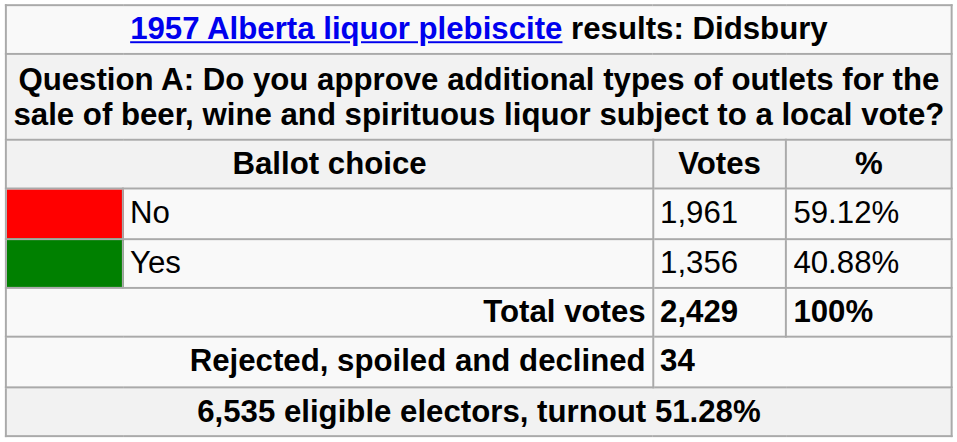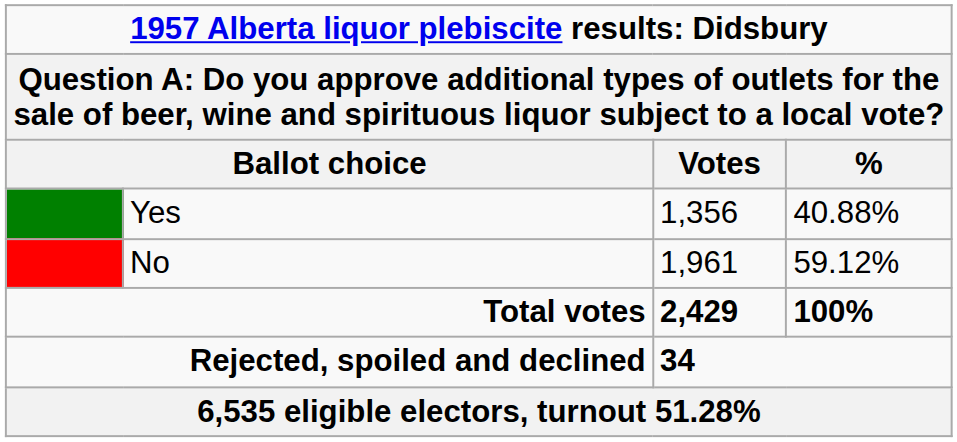rows swapped: (150, 212) <-> (156, 262)
